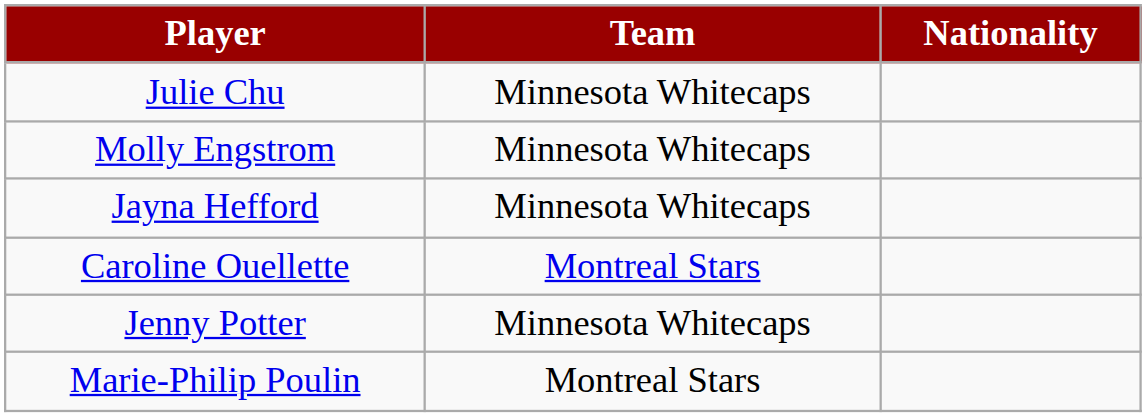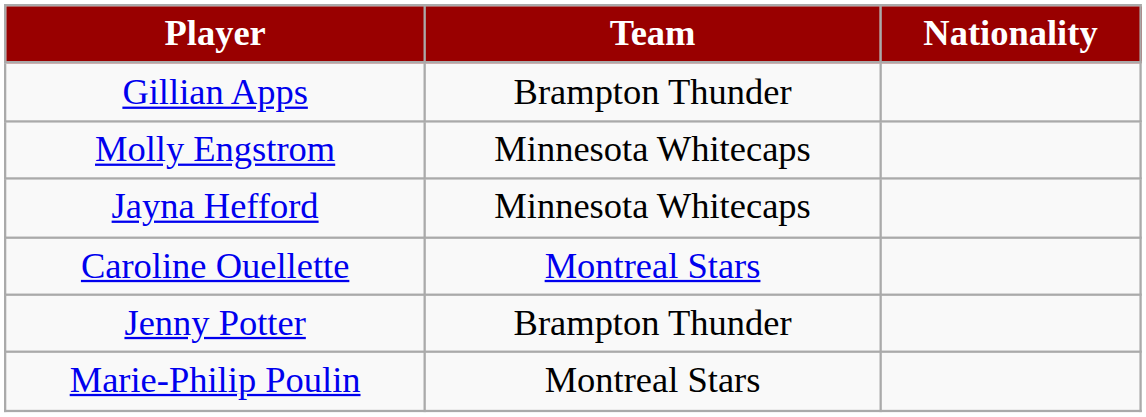+ row: (215, 91)
- row: (215, 91)
(653, 322) Minnesota Whitecaps -> (653, 322) Brampton Thunder
